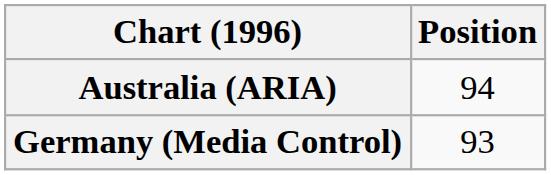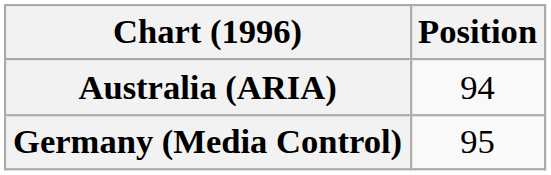(478, 141) 93 -> (478, 141) 95
